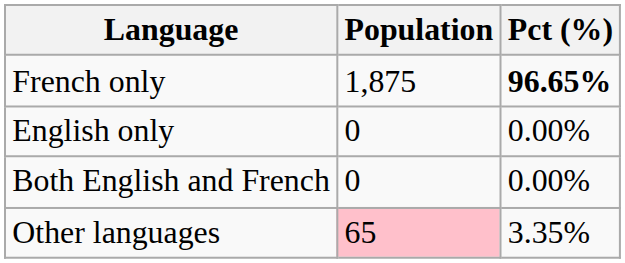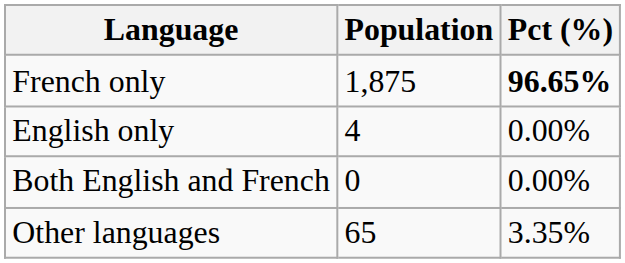(352, 130) 0 -> (352, 130) 4
(360, 231) pink background -> (360, 231) no background
